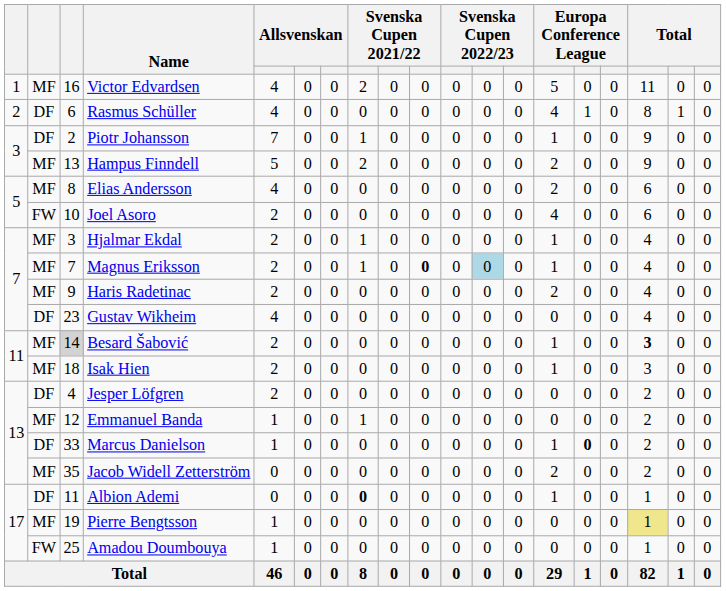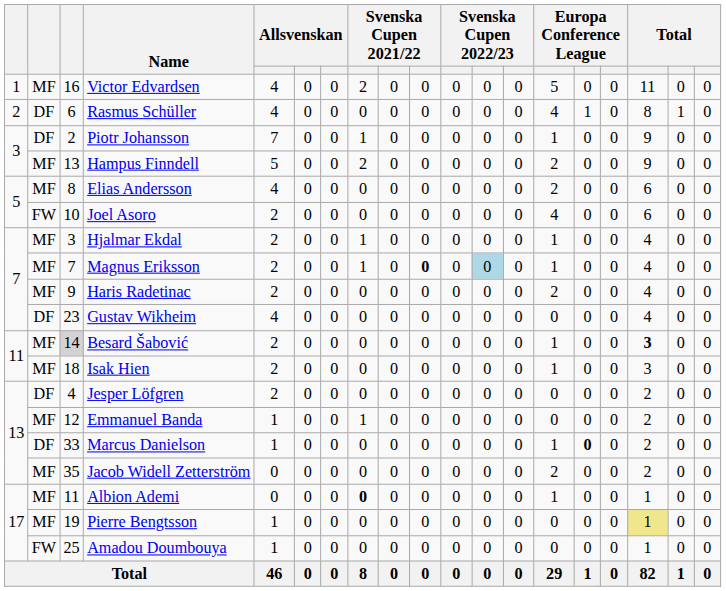(44, 496) DF -> (44, 496) MF
